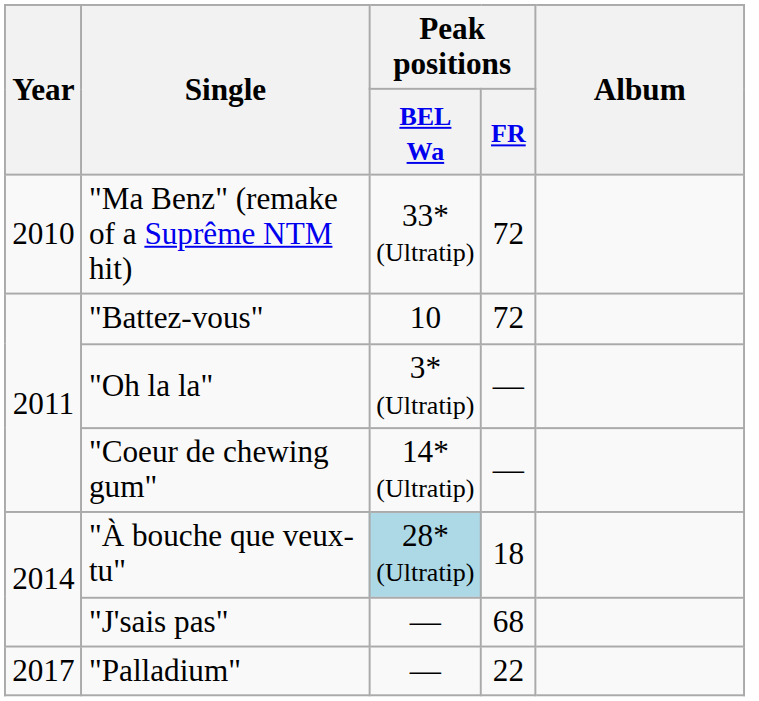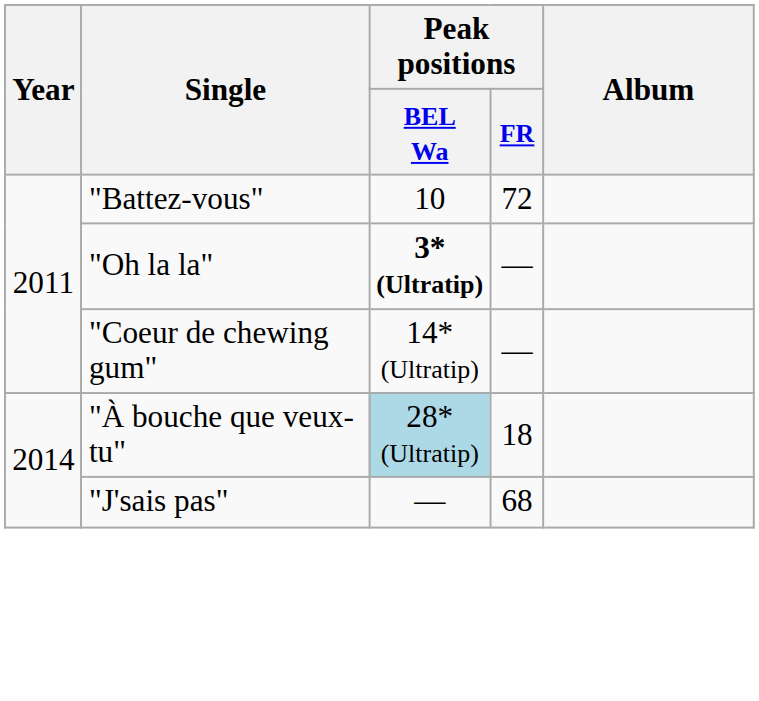- row: (213, 233)
(425, 385) normal -> (430, 265) bold
- row: (165, 670)
